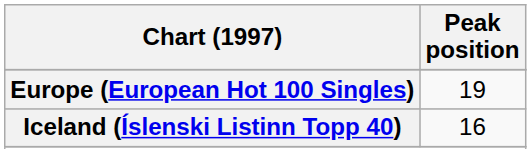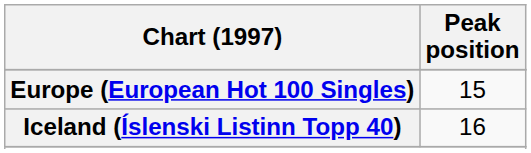(473, 89) 19 -> (473, 89) 15
